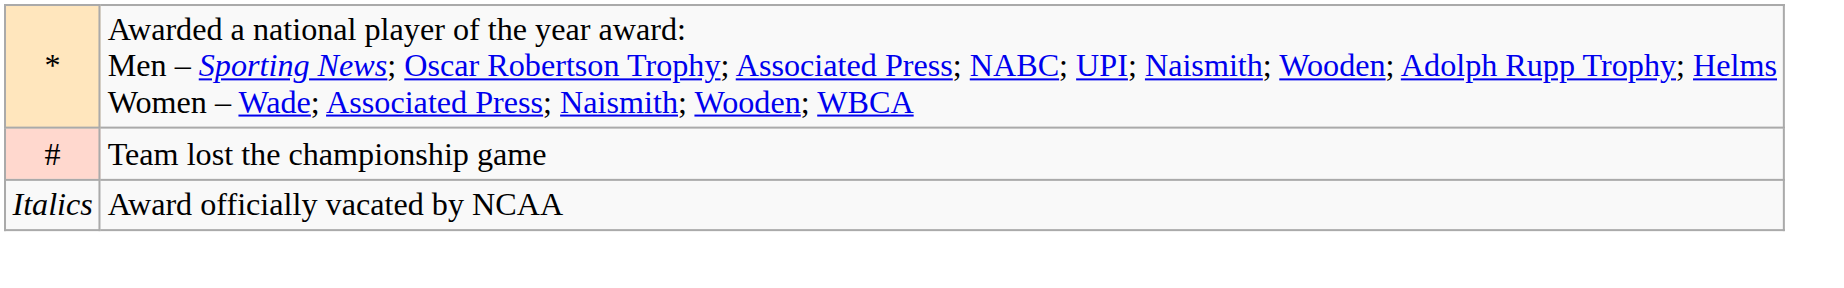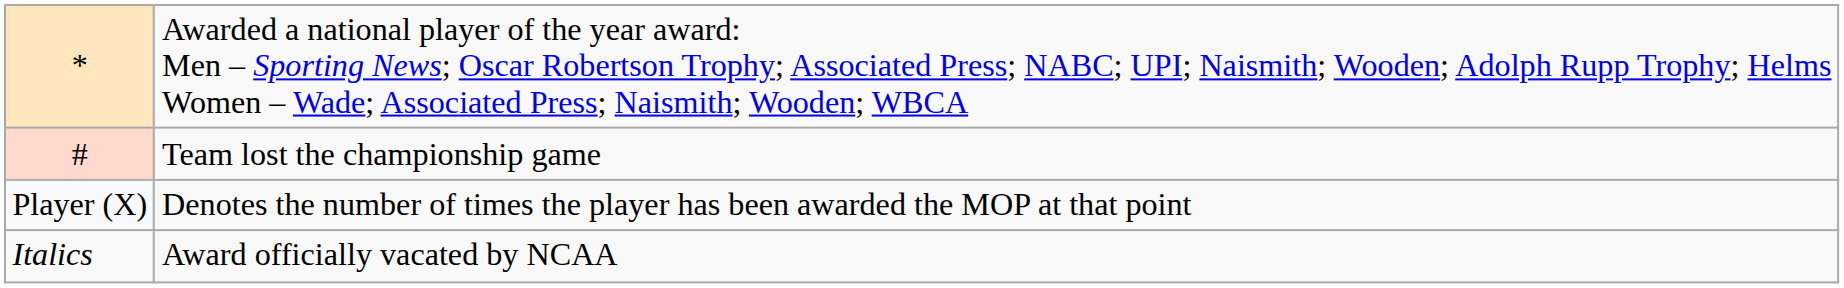+ row: (80, 204)
